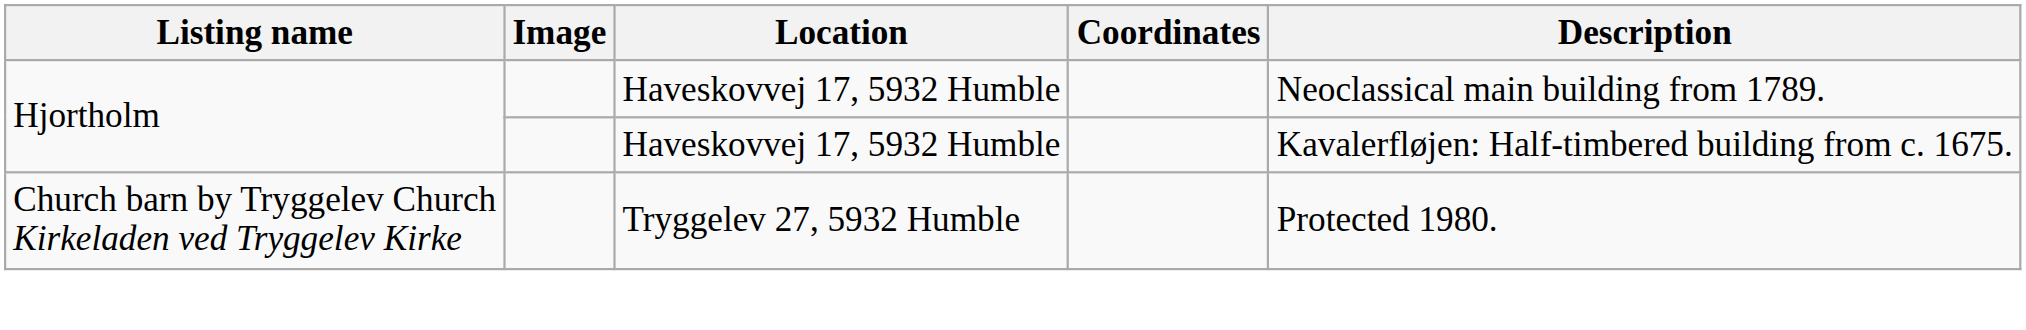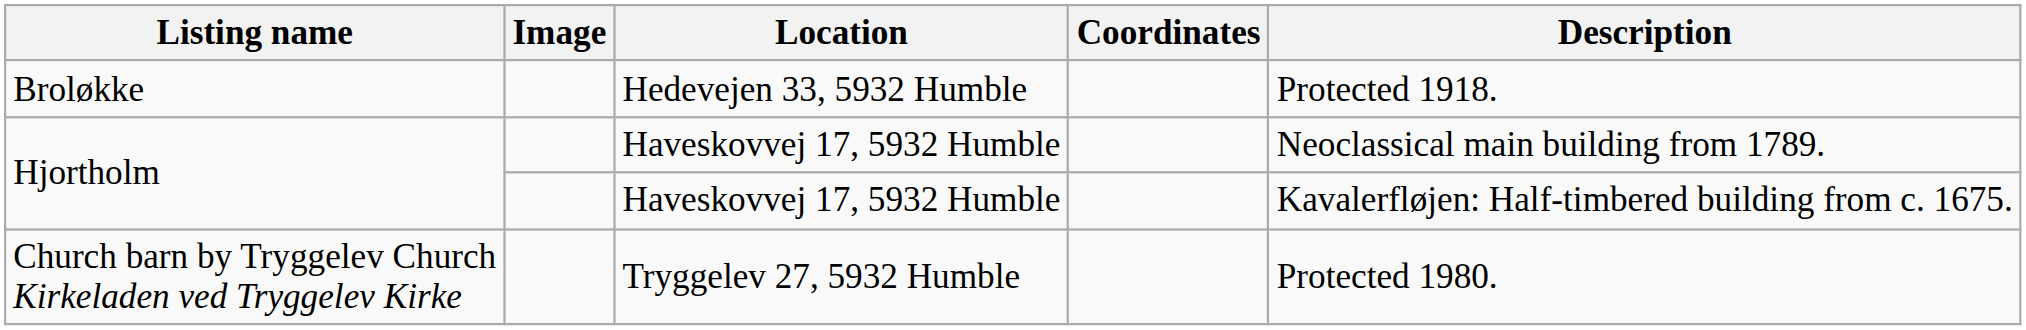+ row: (79, 88)
